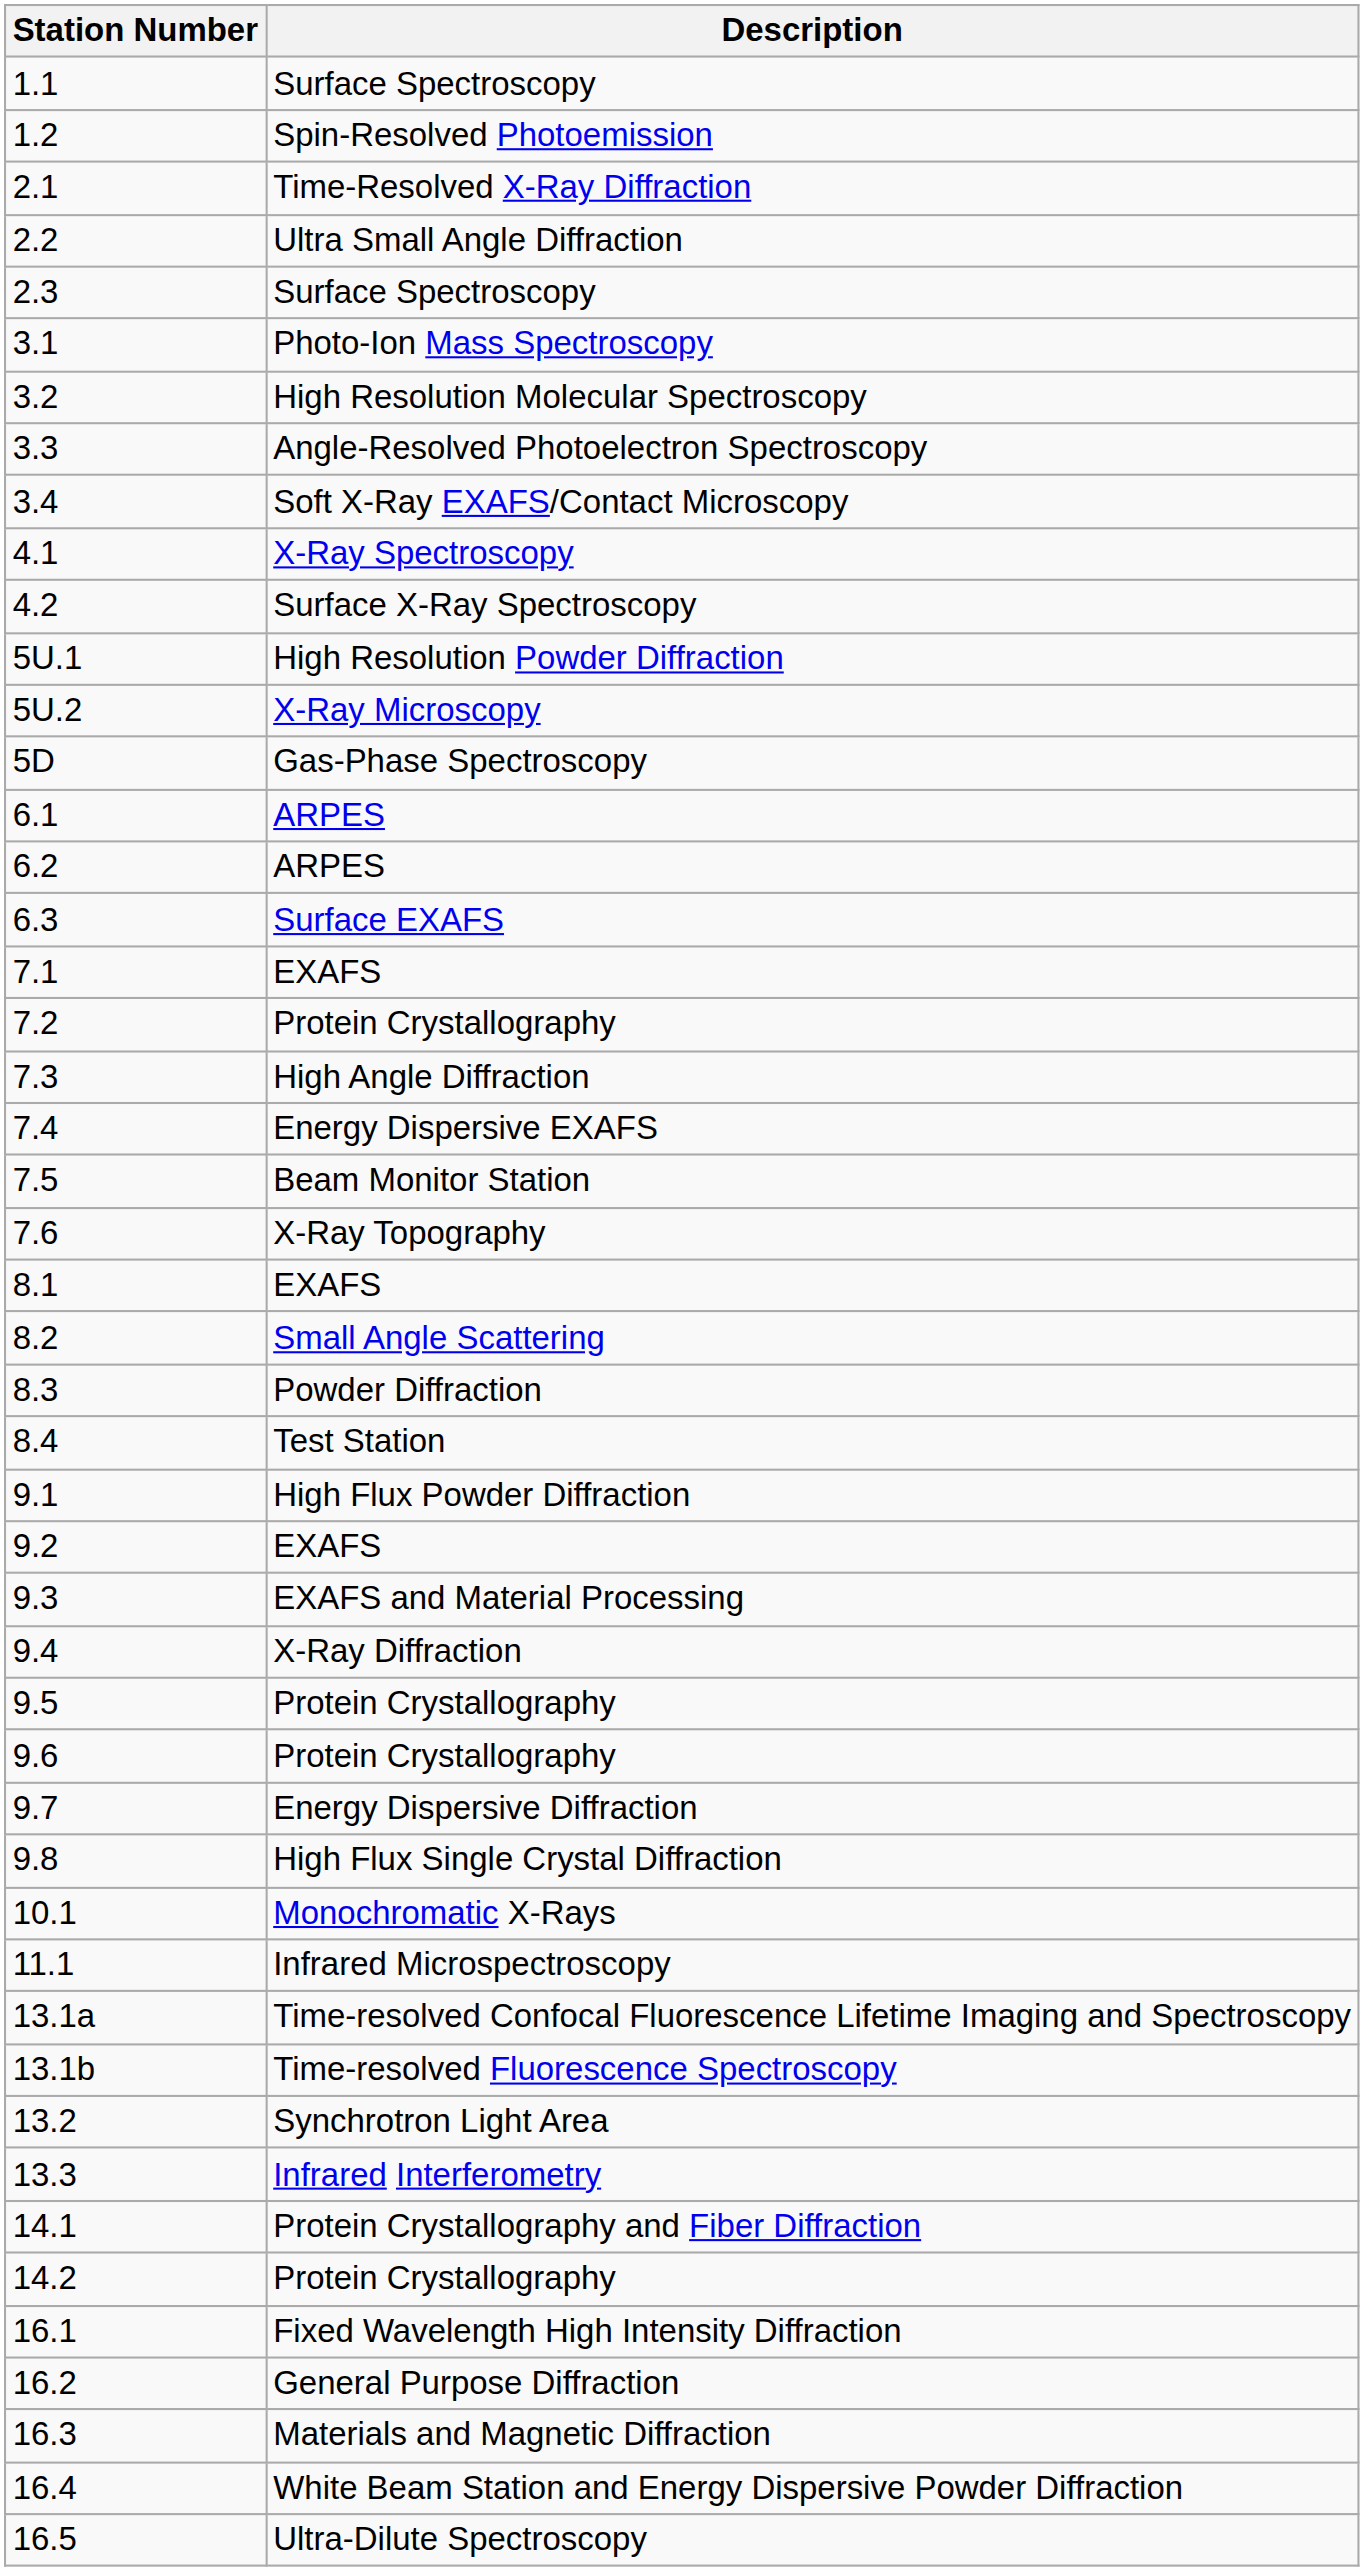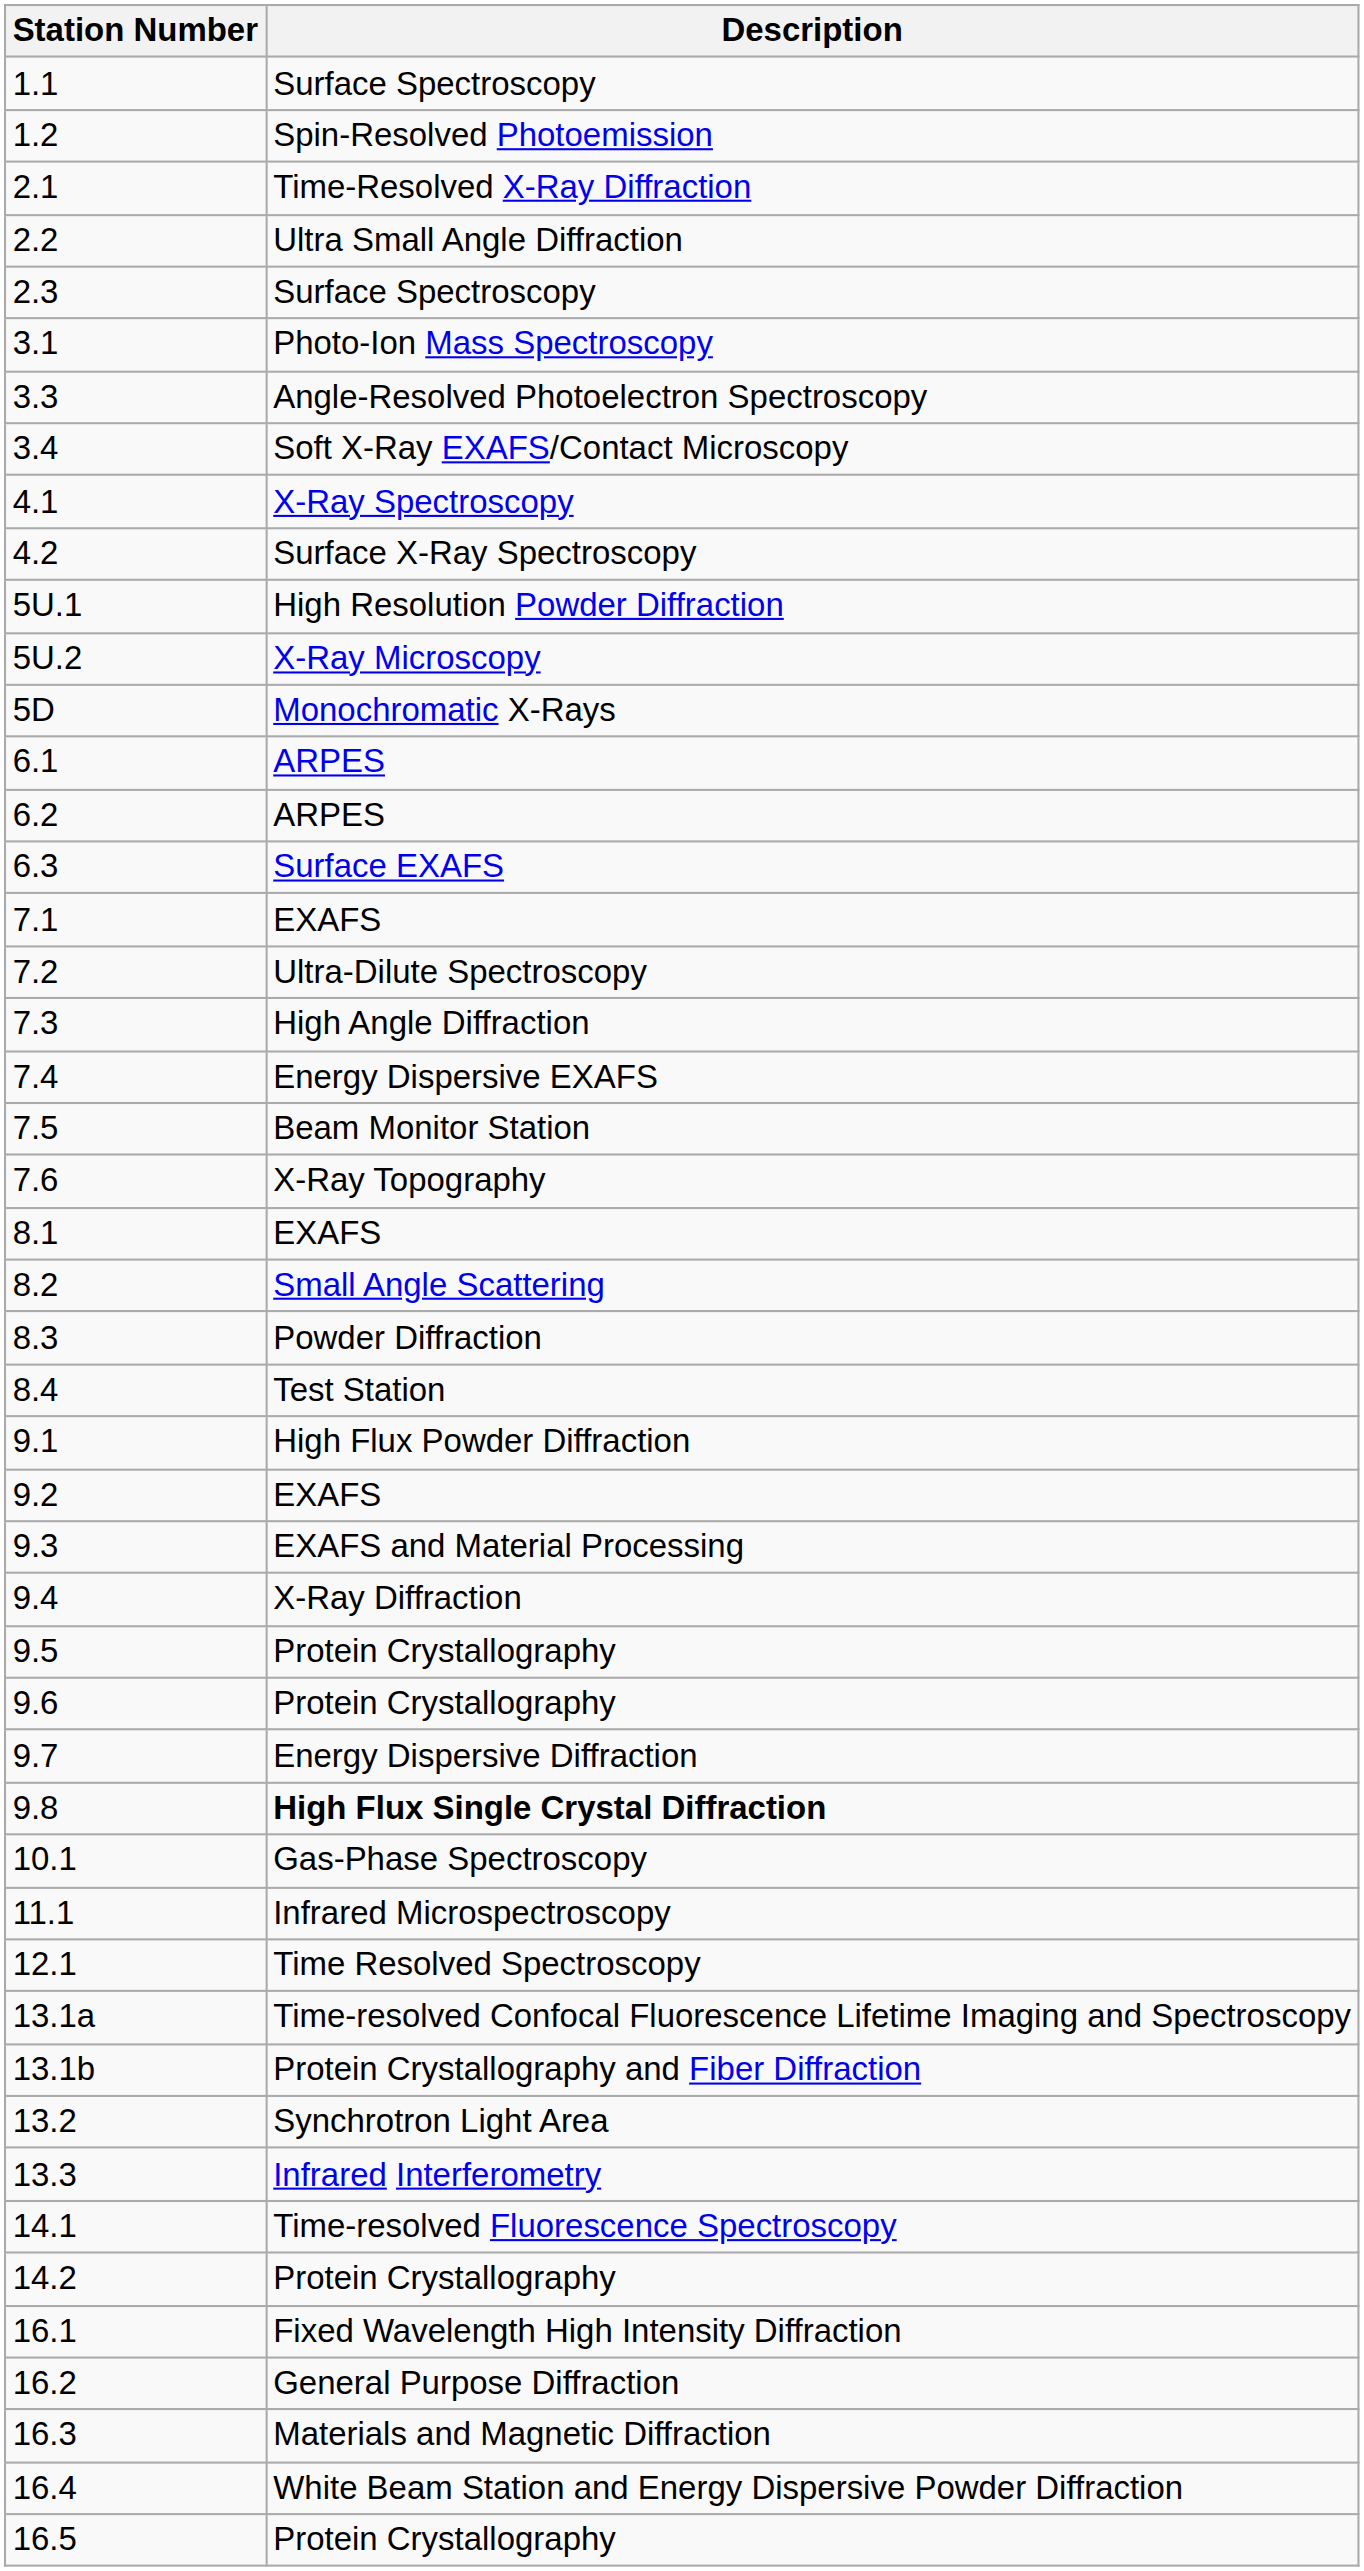- row: (36, 396)
(460, 762) Gas-Phase Spectroscopy -> (444, 710) Monochromatic X-Rays
(445, 1023) Protein Crystallography -> (460, 971) Ultra-Dilute Spectroscopy
(528, 1860) normal -> (550, 1807) bold
(444, 1912) Monochromatic X-Rays -> (460, 1860) Gas-Phase Spectroscopy
+ row: (45, 1964)
(585, 2069) Time-resolved Fluorescence Spectroscopy -> (597, 2069) Protein Crystallography and Fiber Diffraction
(597, 2226) Protein Crystallography and Fiber Diffraction -> (585, 2226) Time-resolved Fluorescence Spectroscopy
(460, 2539) Ultra-Dilute Spectroscopy -> (445, 2539) Protein Crystallography
